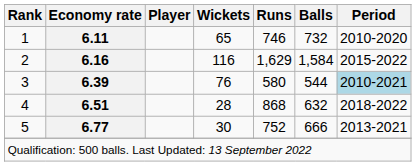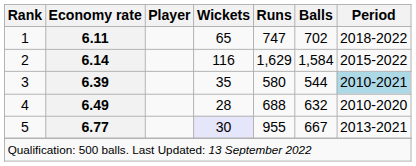(274, 37) 746 -> (274, 37) 747
(316, 37) 732 -> (316, 37) 702
(374, 37) 2010-2020 -> (374, 37) 2018-2022
(95, 60) 6.16 -> (95, 60) 6.14
(224, 82) 76 -> (224, 82) 35
(95, 104) 6.51 -> (95, 104) 6.49
(274, 104) 868 -> (274, 104) 688
(374, 104) 2018-2022 -> (374, 104) 2010-2020
(224, 127) no background -> (224, 127) lavender background
(274, 127) 752 -> (274, 127) 955
(316, 127) 666 -> (316, 127) 667
